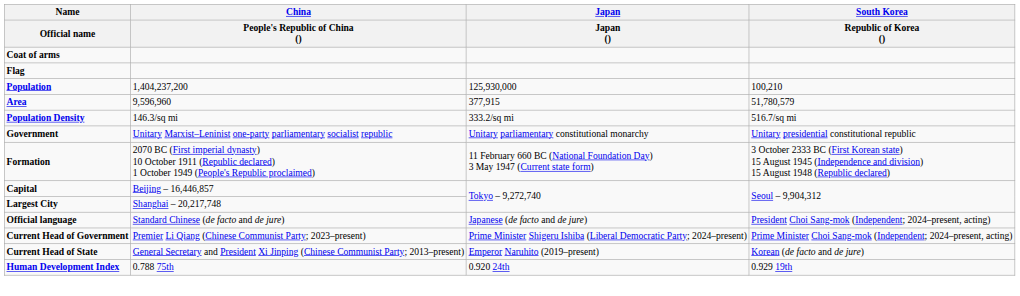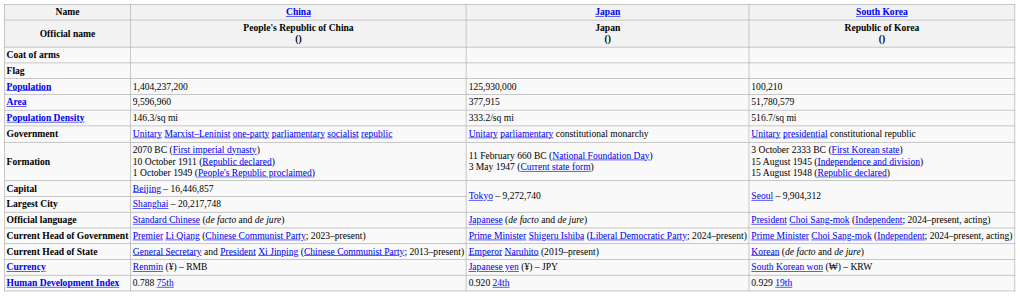+ row: (26, 267)
